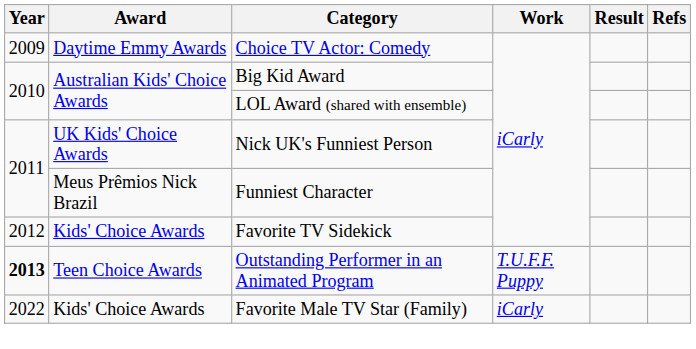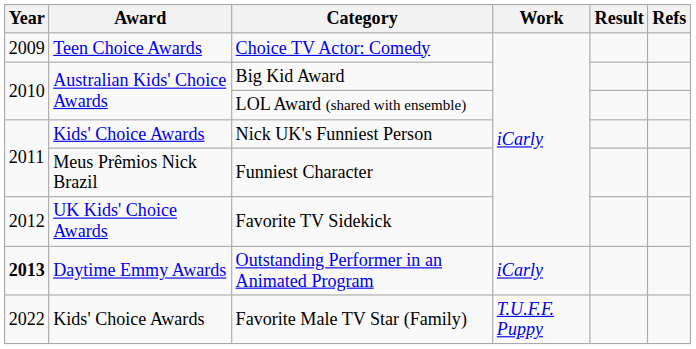(140, 47) Daytime Emmy Awards -> (128, 47) Teen Choice Awards
(115, 143) UK Kids' Choice Awards -> (129, 133) Kids' Choice Awards
(129, 231) Kids' Choice Awards -> (115, 221) UK Kids' Choice Awards
(128, 270) Teen Choice Awards -> (140, 270) Daytime Emmy Awards
(525, 270) T.U.F.F. Puppy -> (520, 270) iCarly
(520, 309) iCarly -> (525, 319) T.U.F.F. Puppy
